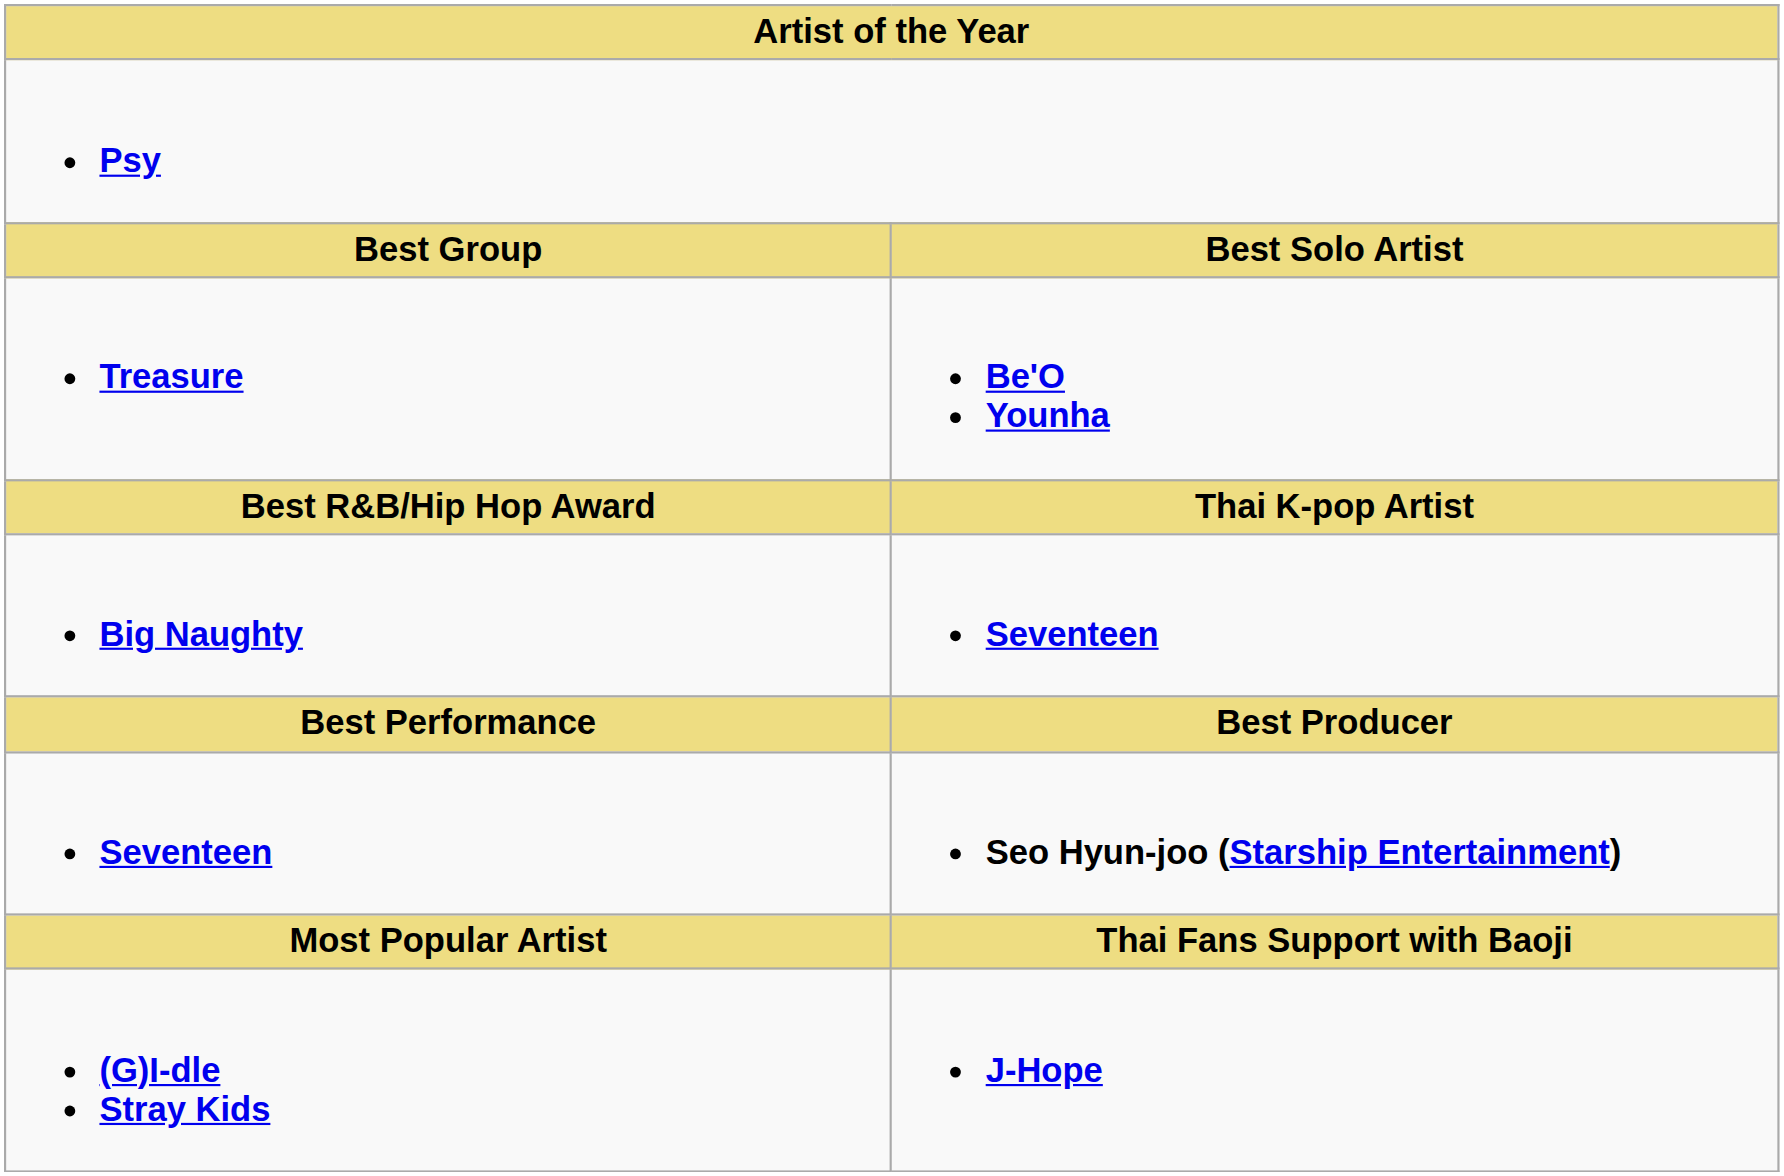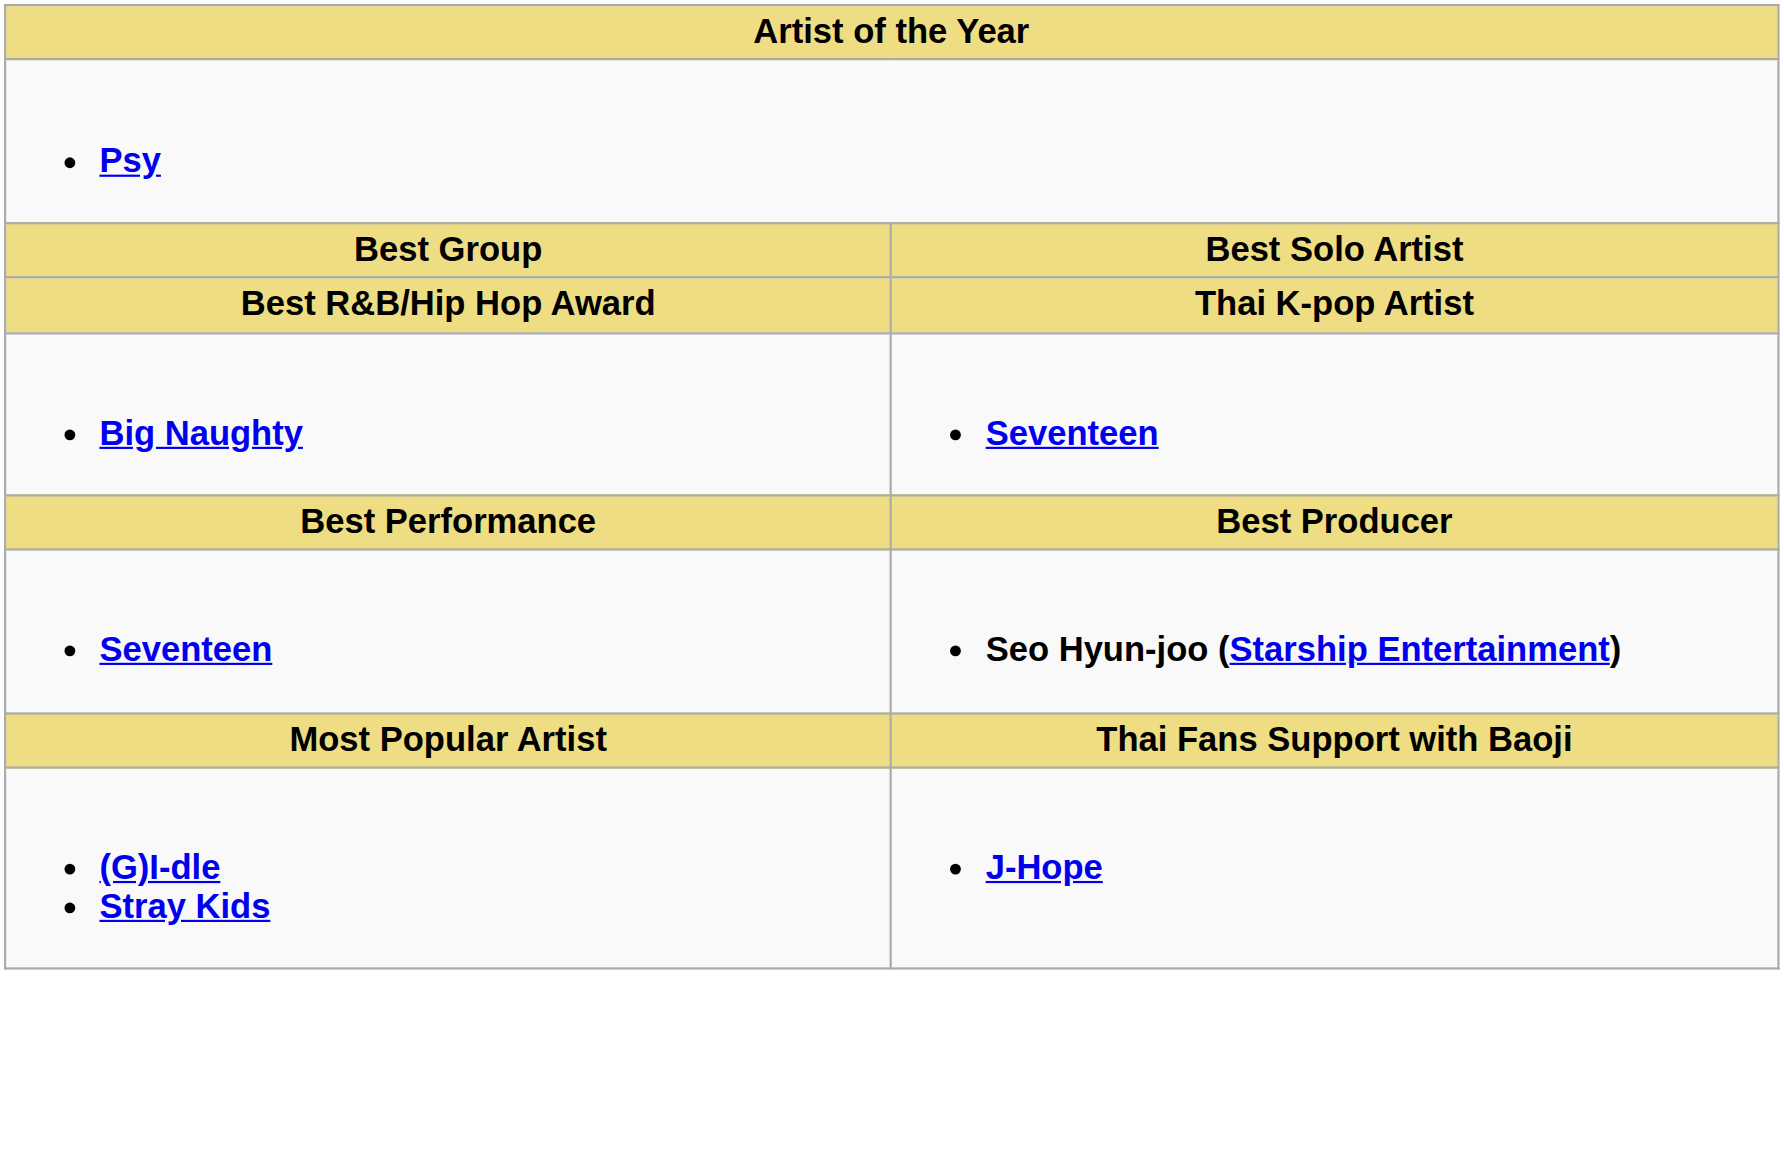- row: (448, 378)
